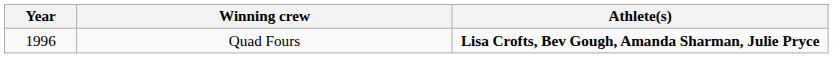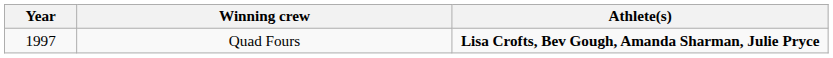(41, 40) 1996 -> (41, 40) 1997
